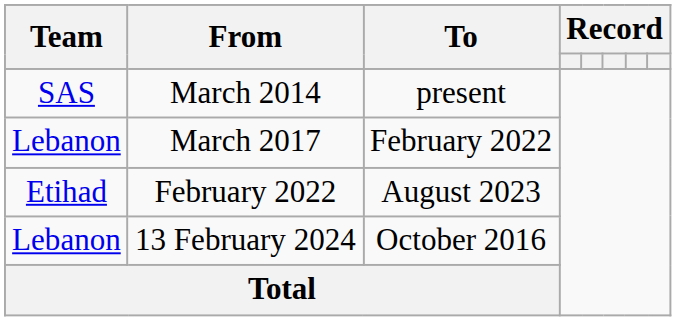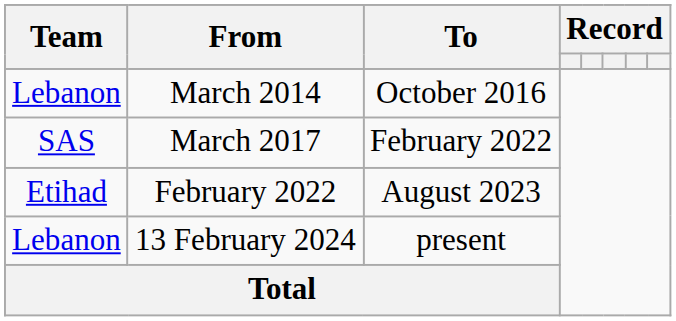(66, 92) SAS -> (66, 92) Lebanon
(461, 92) present -> (461, 92) October 2016
(66, 141) Lebanon -> (66, 141) SAS
(461, 240) October 2016 -> (461, 240) present
